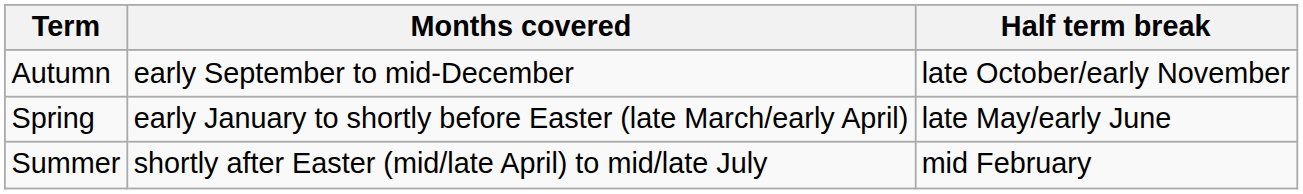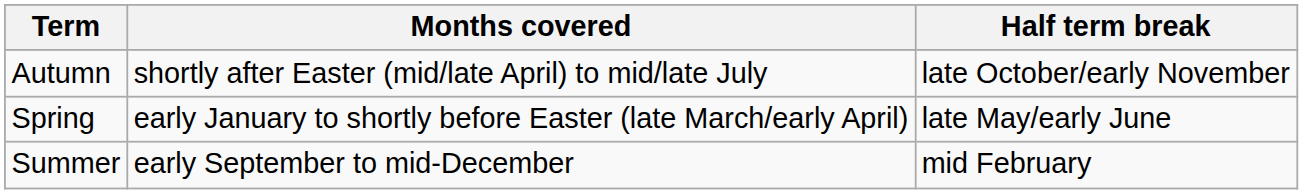(354, 73) early September to mid-December -> (451, 73) shortly after Easter (mid/late April) to mid/late July
(451, 164) shortly after Easter (mid/late April) to mid/late July -> (354, 164) early September to mid-December
